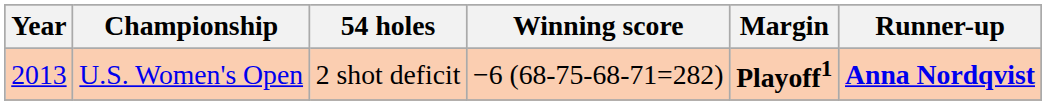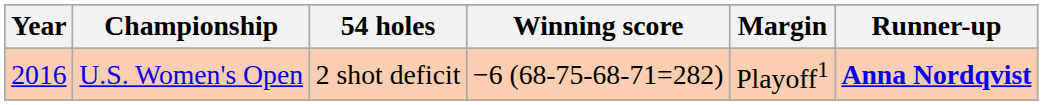(39, 74) 2013 -> (39, 74) 2016
(784, 74) bold -> (782, 74) normal
